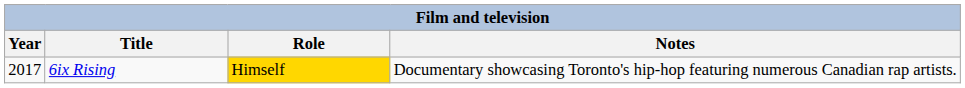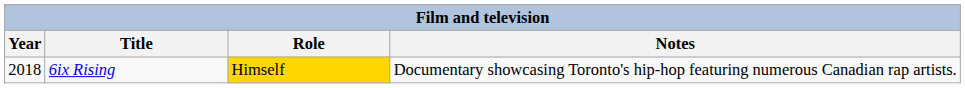(25, 69) 2017 -> (25, 69) 2018
